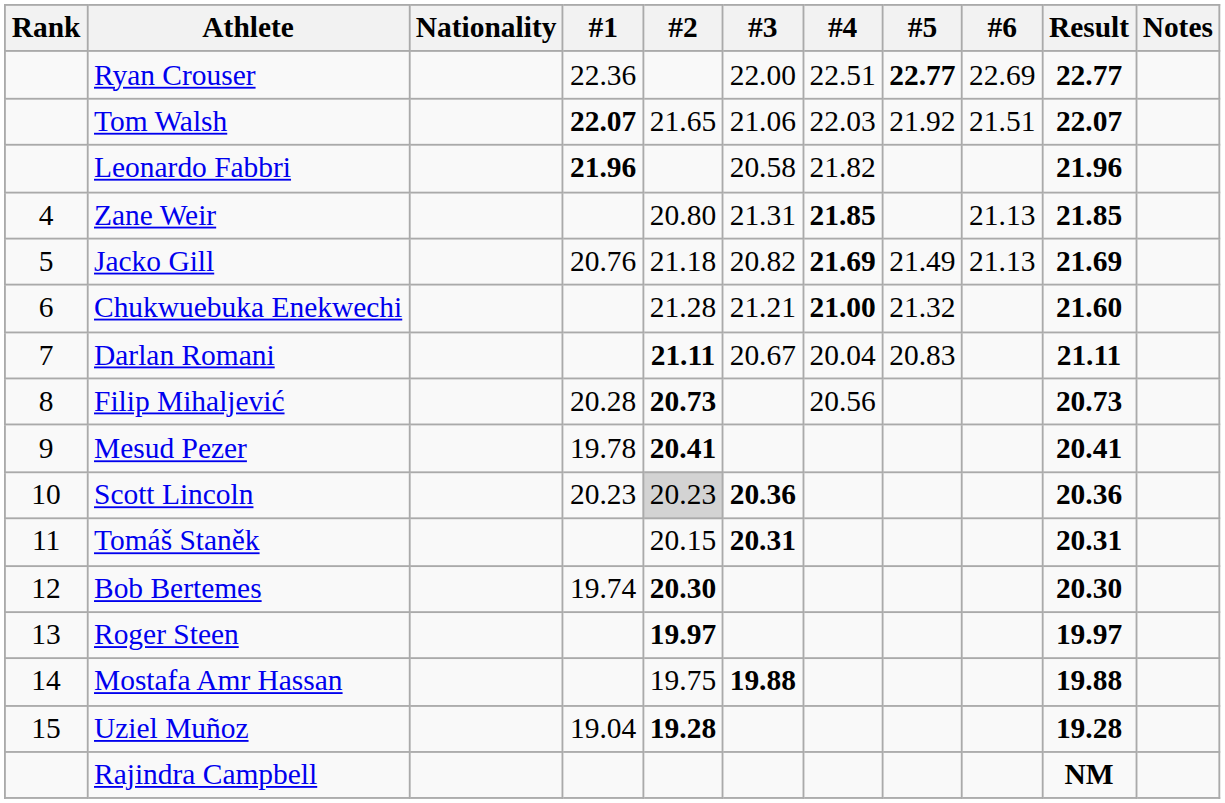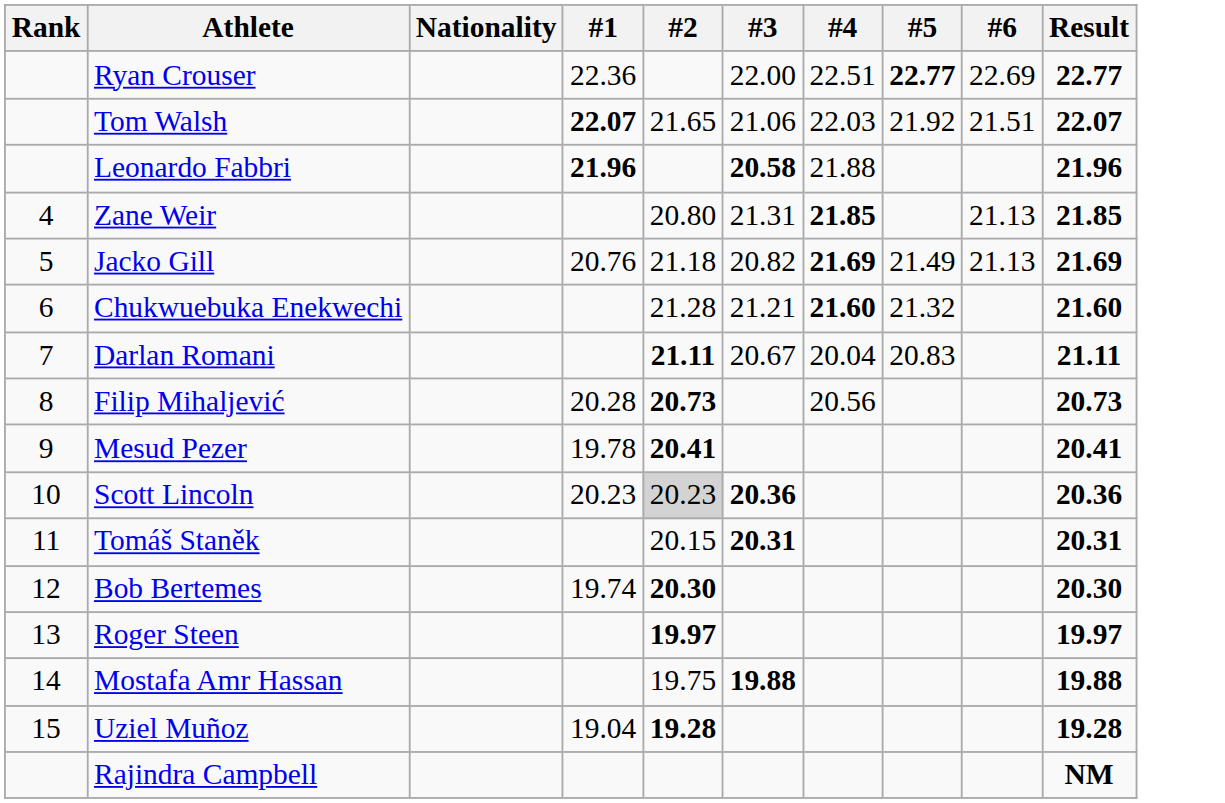- column: (1178, 27)
(763, 167) normal -> (763, 167) bold
(843, 167) 21.82 -> (843, 167) 21.88
(843, 307) 21.00 -> (843, 307) 21.60
